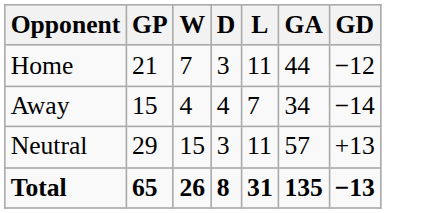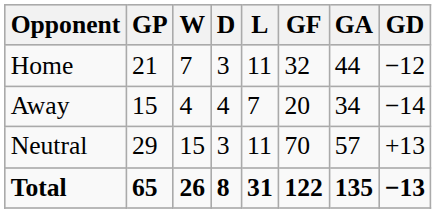+ column: (304, 24)
